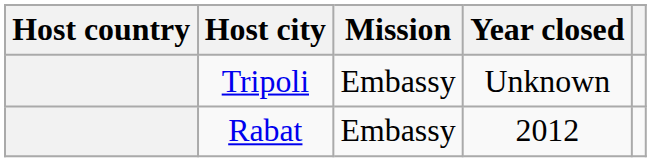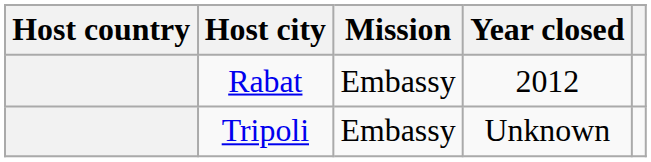rows swapped: (265, 80) <-> (265, 130)
